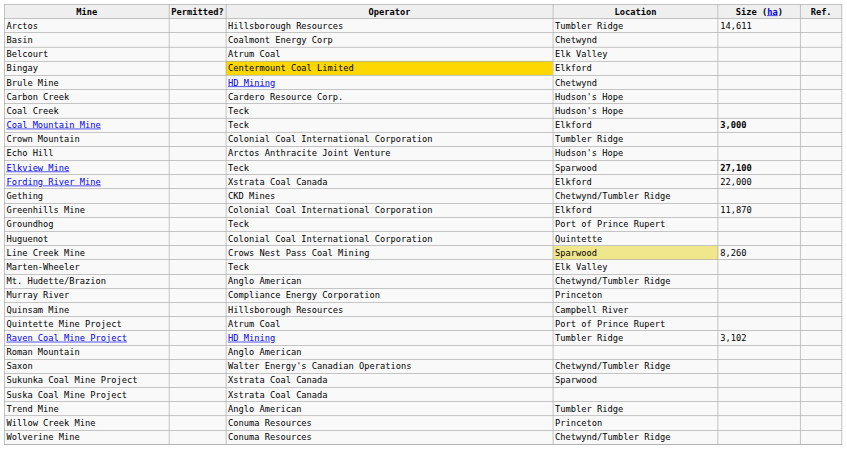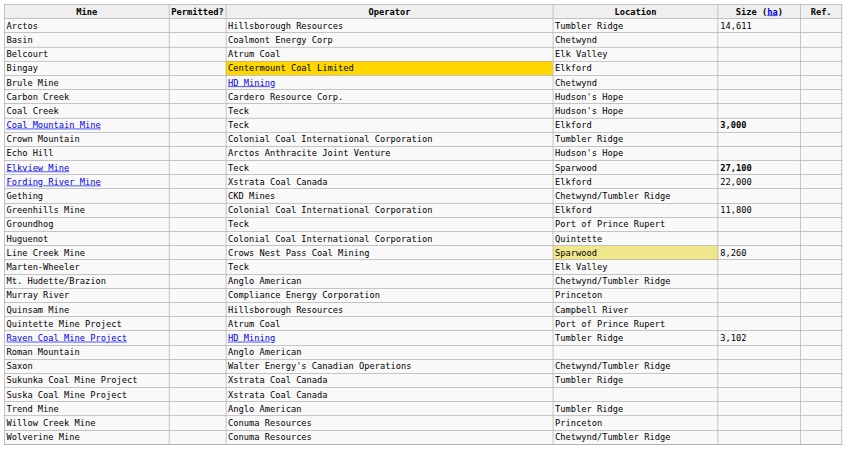(736, 210) 11,870 -> (736, 210) 11,800
(576, 381) Sparwood -> (589, 381) Tumbler Ridge
